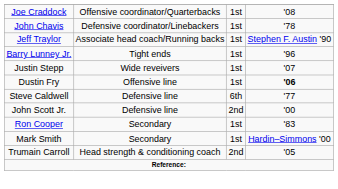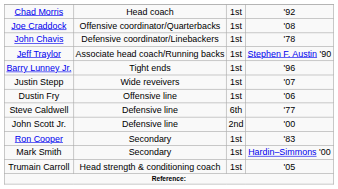+ row: (39, 12)
(289, 82) bold -> (289, 96) normal
(236, 153) 2nd -> (236, 167) 1st
